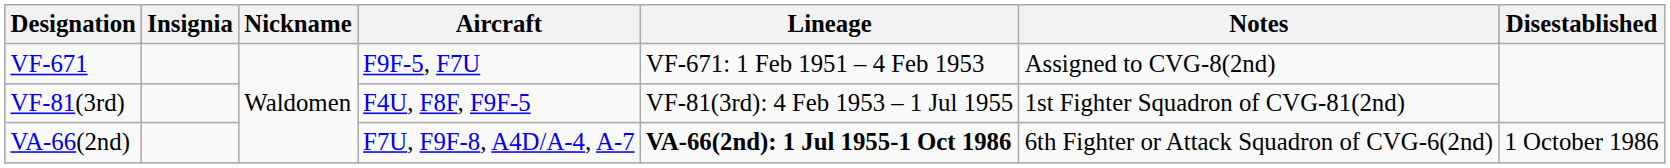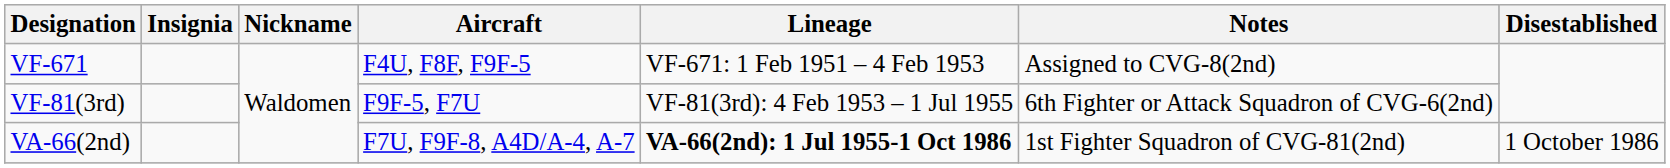(422, 63) F9F-5, F7U -> (447, 63) F4U, F8F, F9F-5
(447, 102) F4U, F8F, F9F-5 -> (422, 102) F9F-5, F7U
(1215, 102) 1st Fighter Squadron of CVG-81(2nd) -> (1259, 102) 6th Fighter or Attack Squadron of CVG-6(2nd)
(1259, 142) 6th Fighter or Attack Squadron of CVG-6(2nd) -> (1215, 142) 1st Fighter Squadron of CVG-81(2nd)
